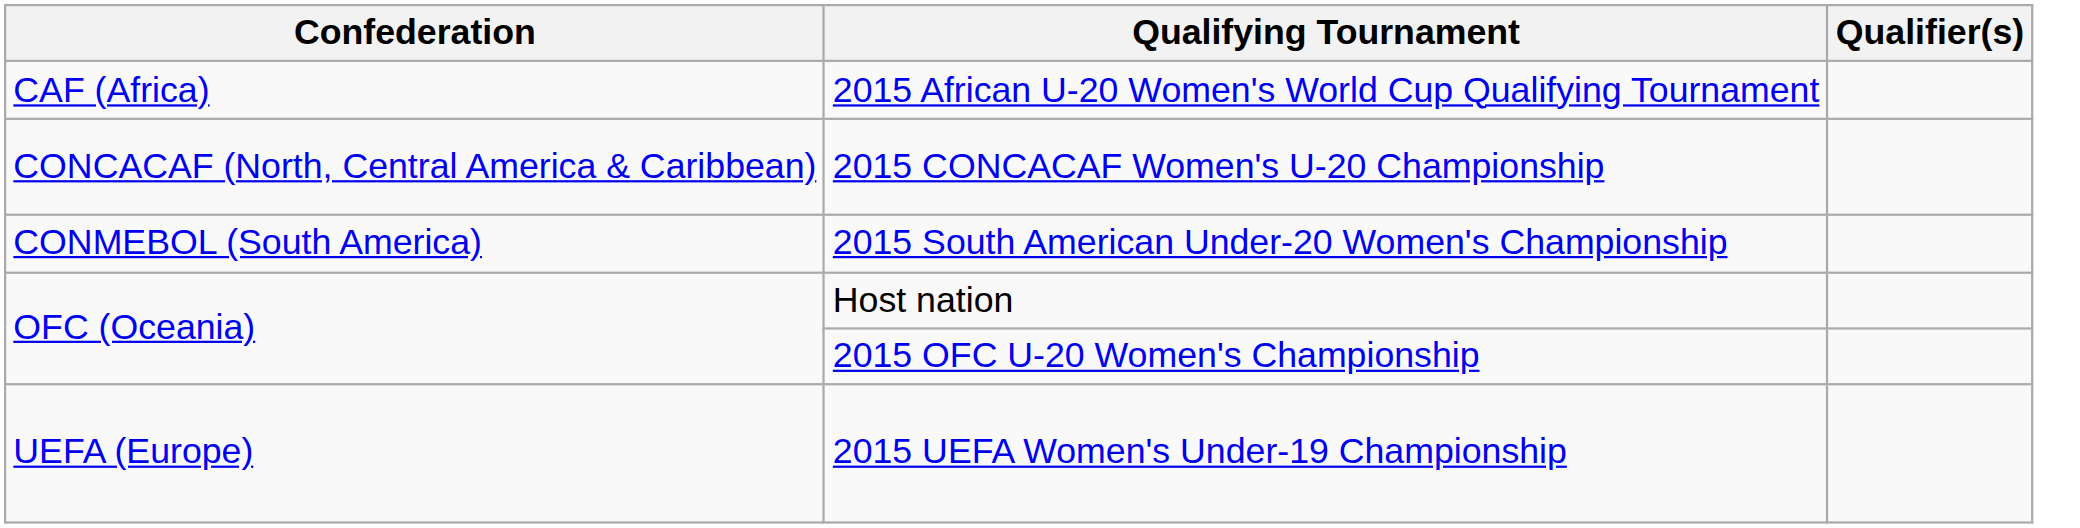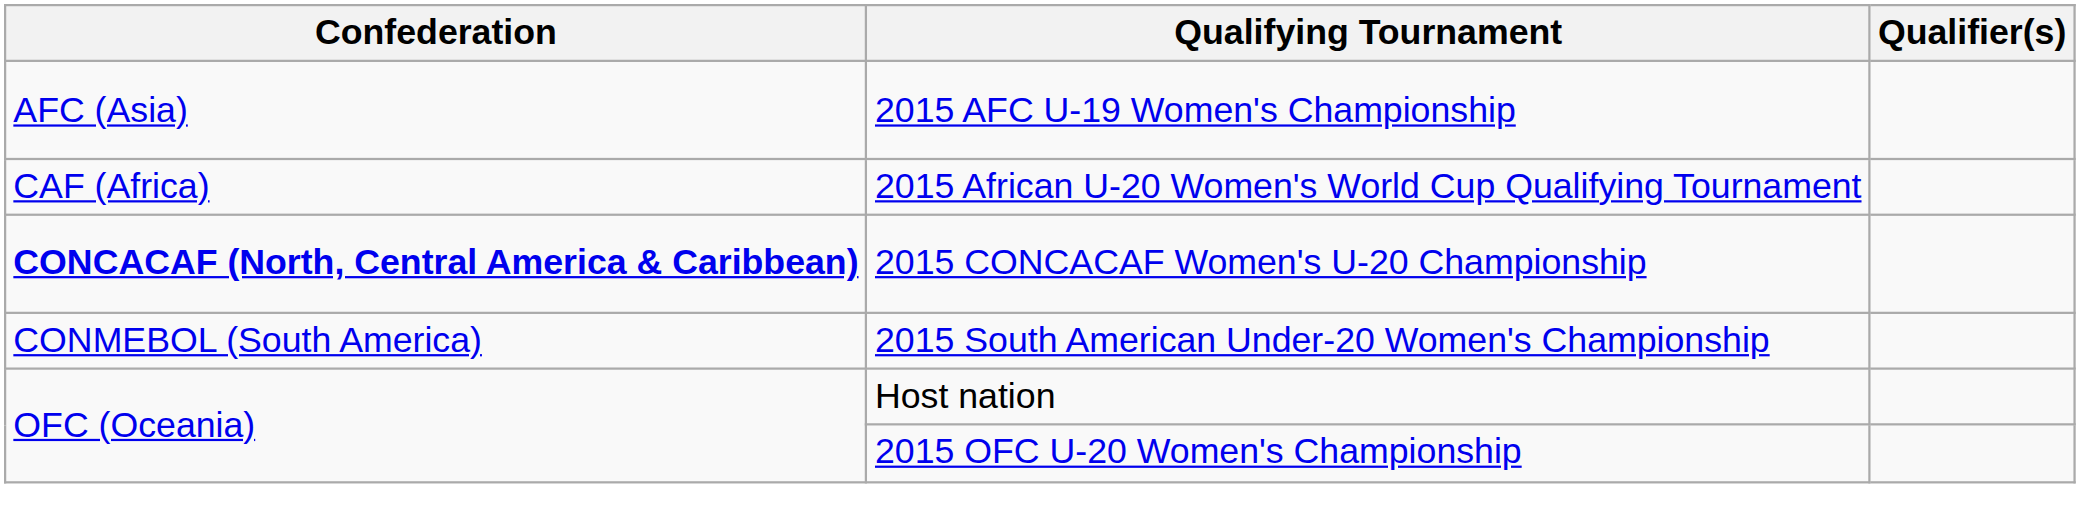+ row: (1195, 109)
(415, 166) normal -> (436, 262) bold
- row: (1200, 452)
